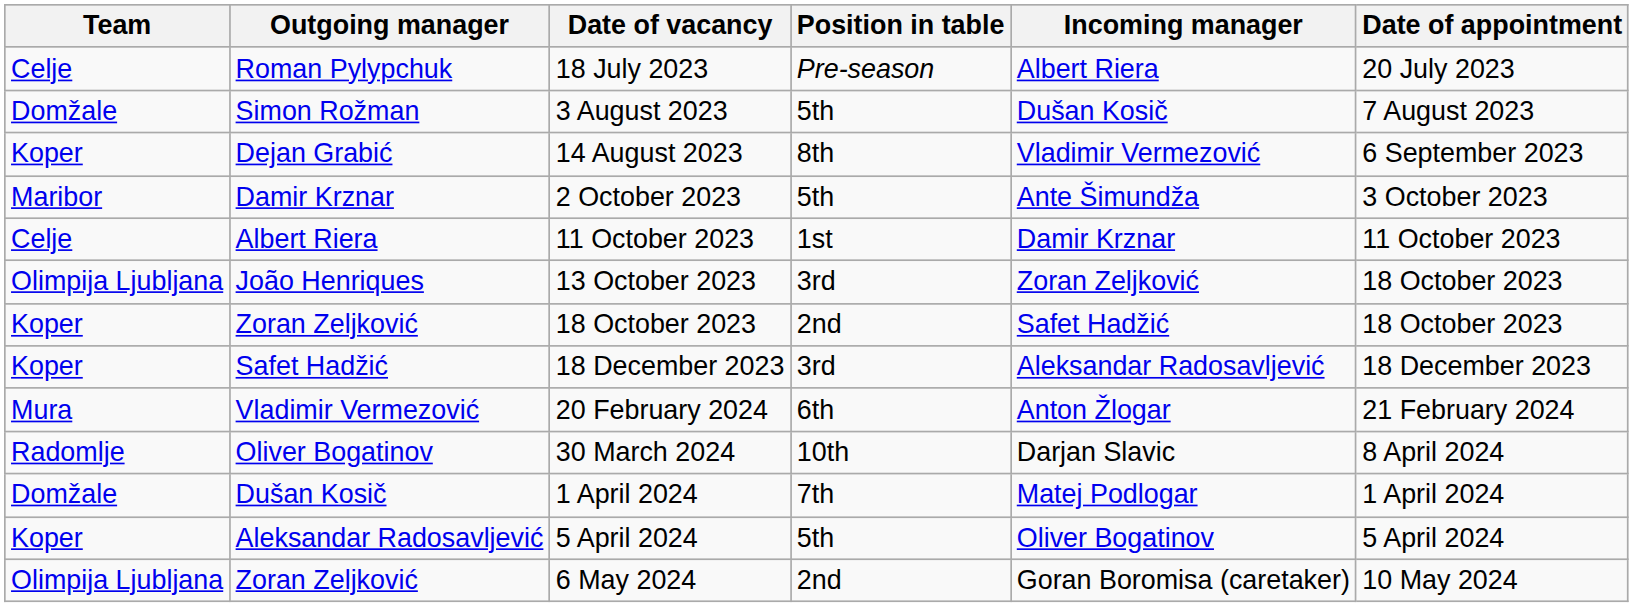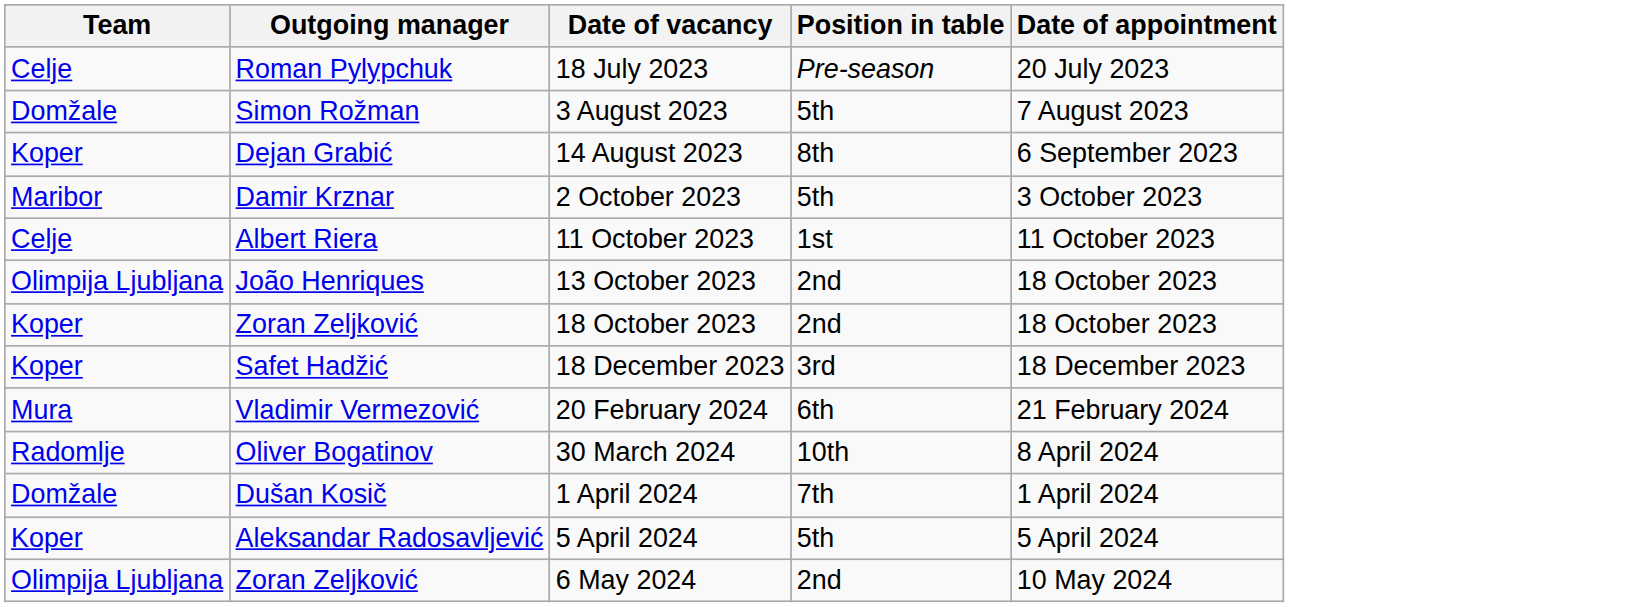- column: (1183, 25)
(816, 281) 3rd -> (819, 281) 2nd
